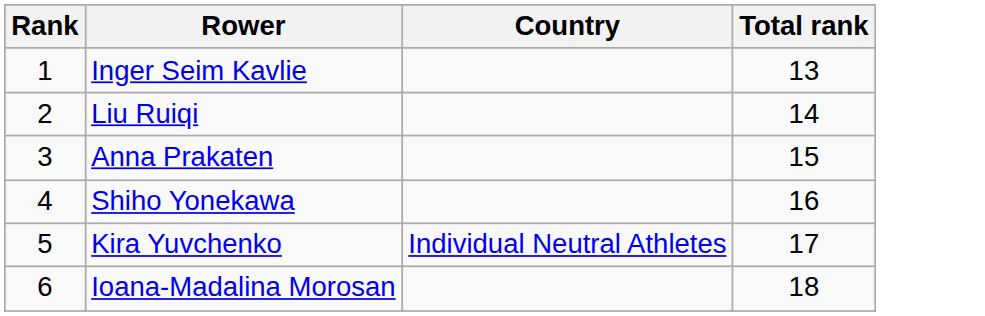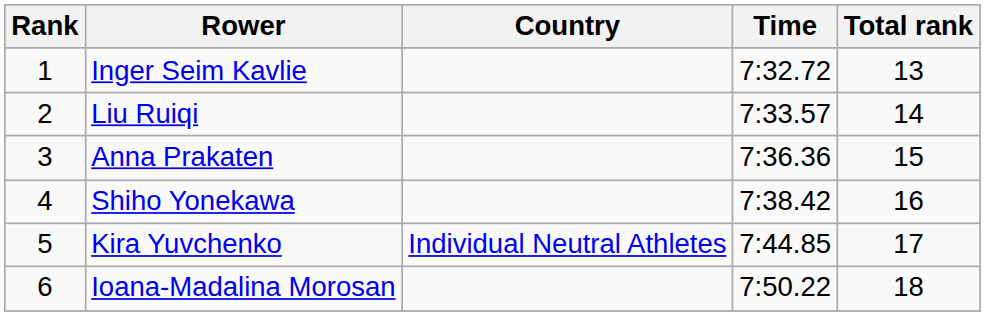+ column: (785, 26)
